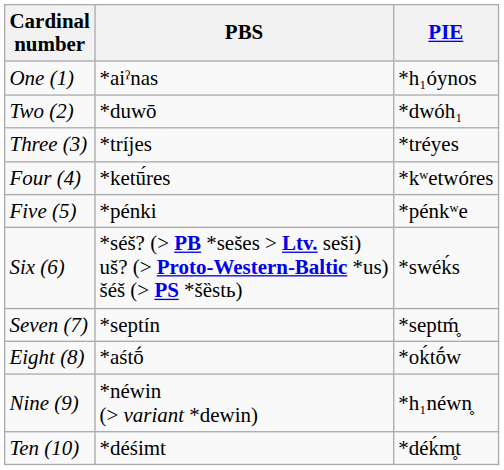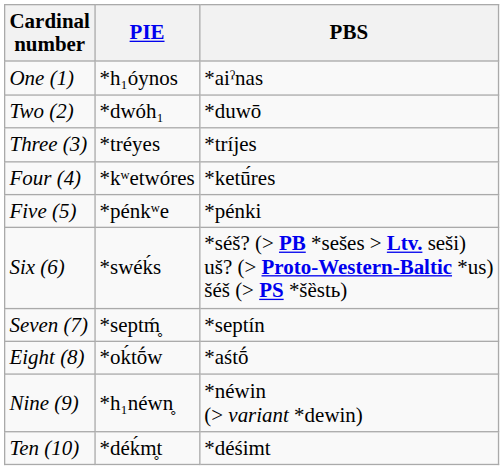columns swapped: (446, 32) <-> (244, 32)
